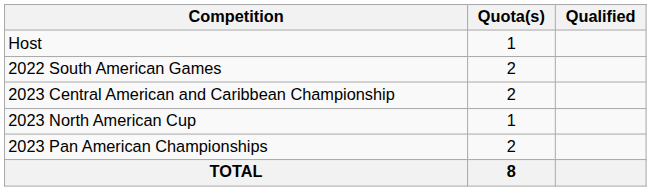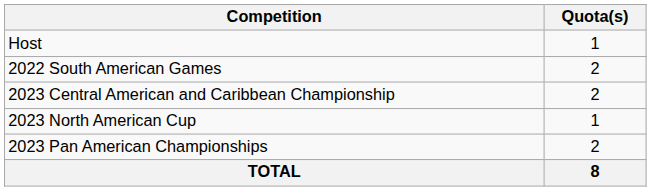- column: (601, 17)
